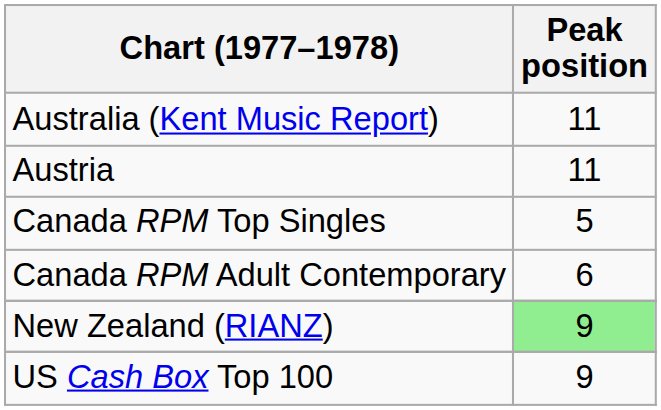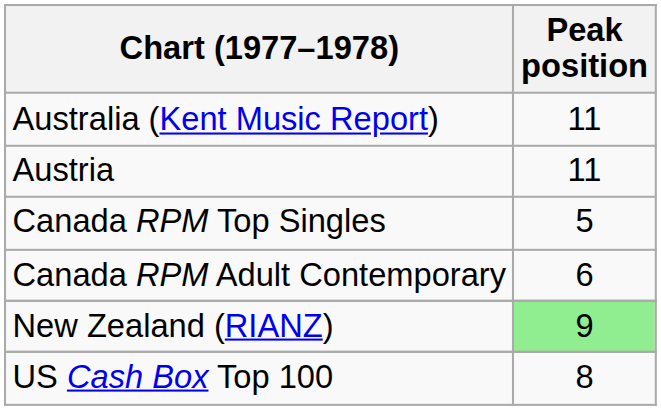(585, 377) 9 -> (585, 377) 8
